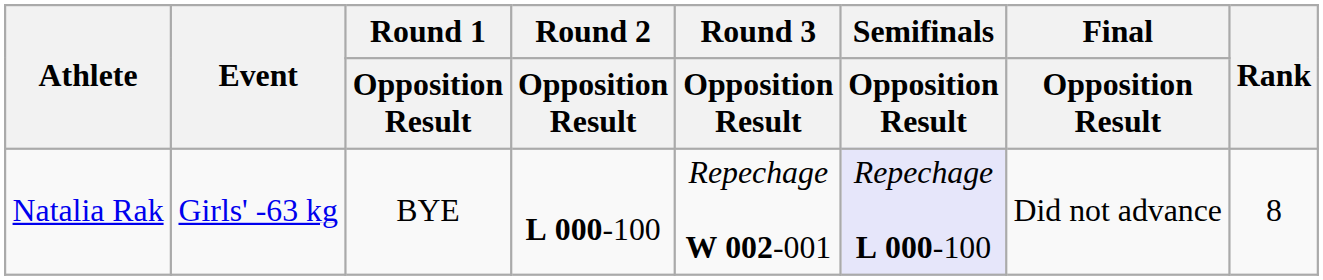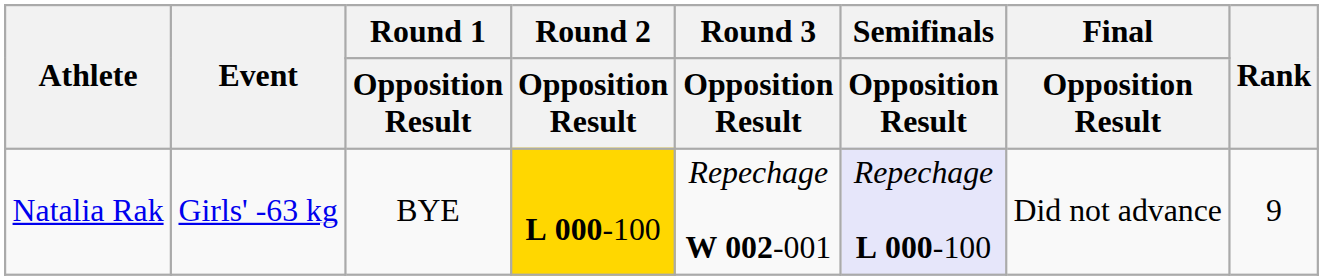(593, 230) no background -> (593, 230) gold background
(1274, 211) 8 -> (1274, 211) 9
